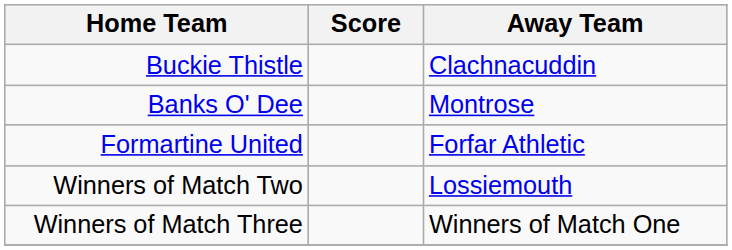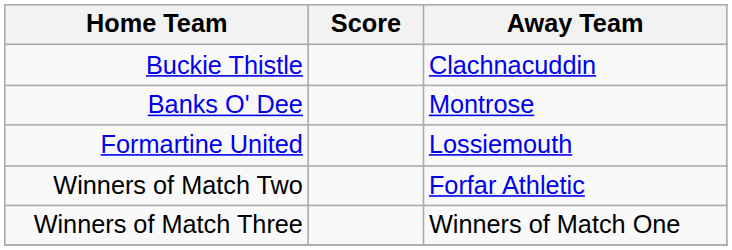(507, 144) Forfar Athletic -> (501, 144) Lossiemouth
(501, 184) Lossiemouth -> (507, 184) Forfar Athletic
